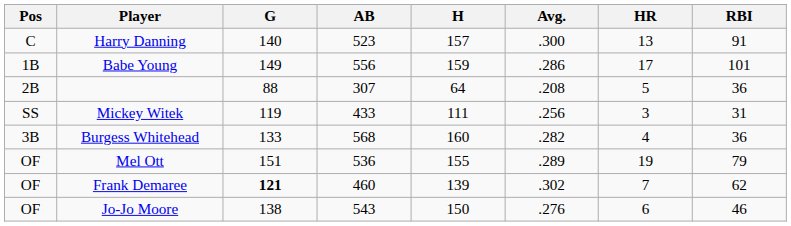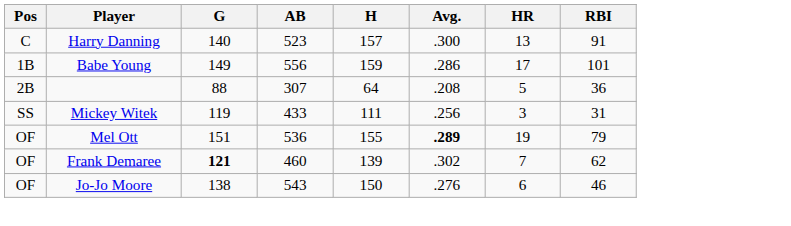- row: (140, 137)
(552, 161) normal -> (447, 137) bold
